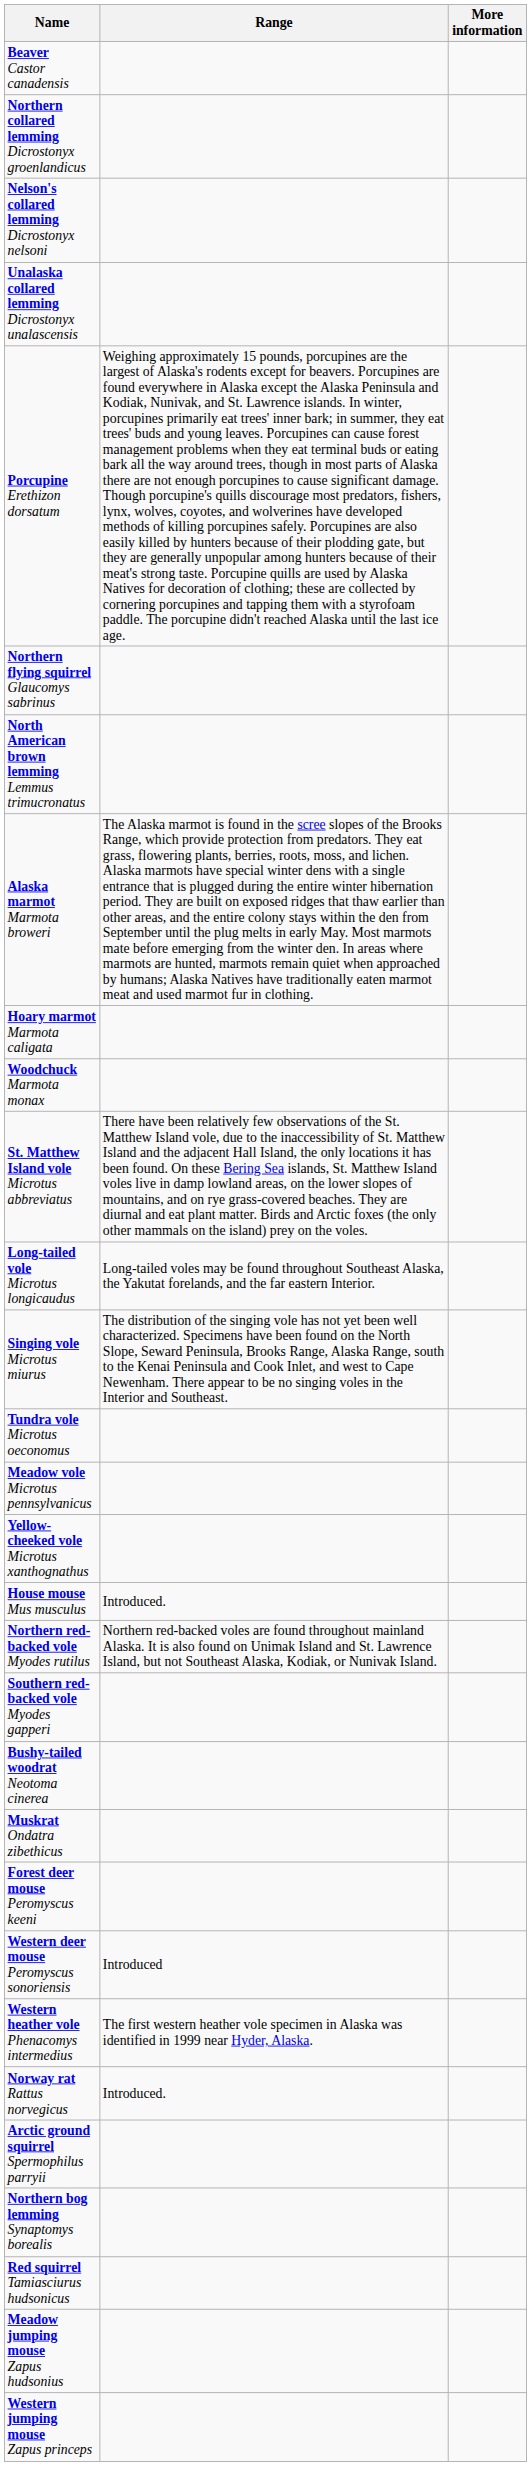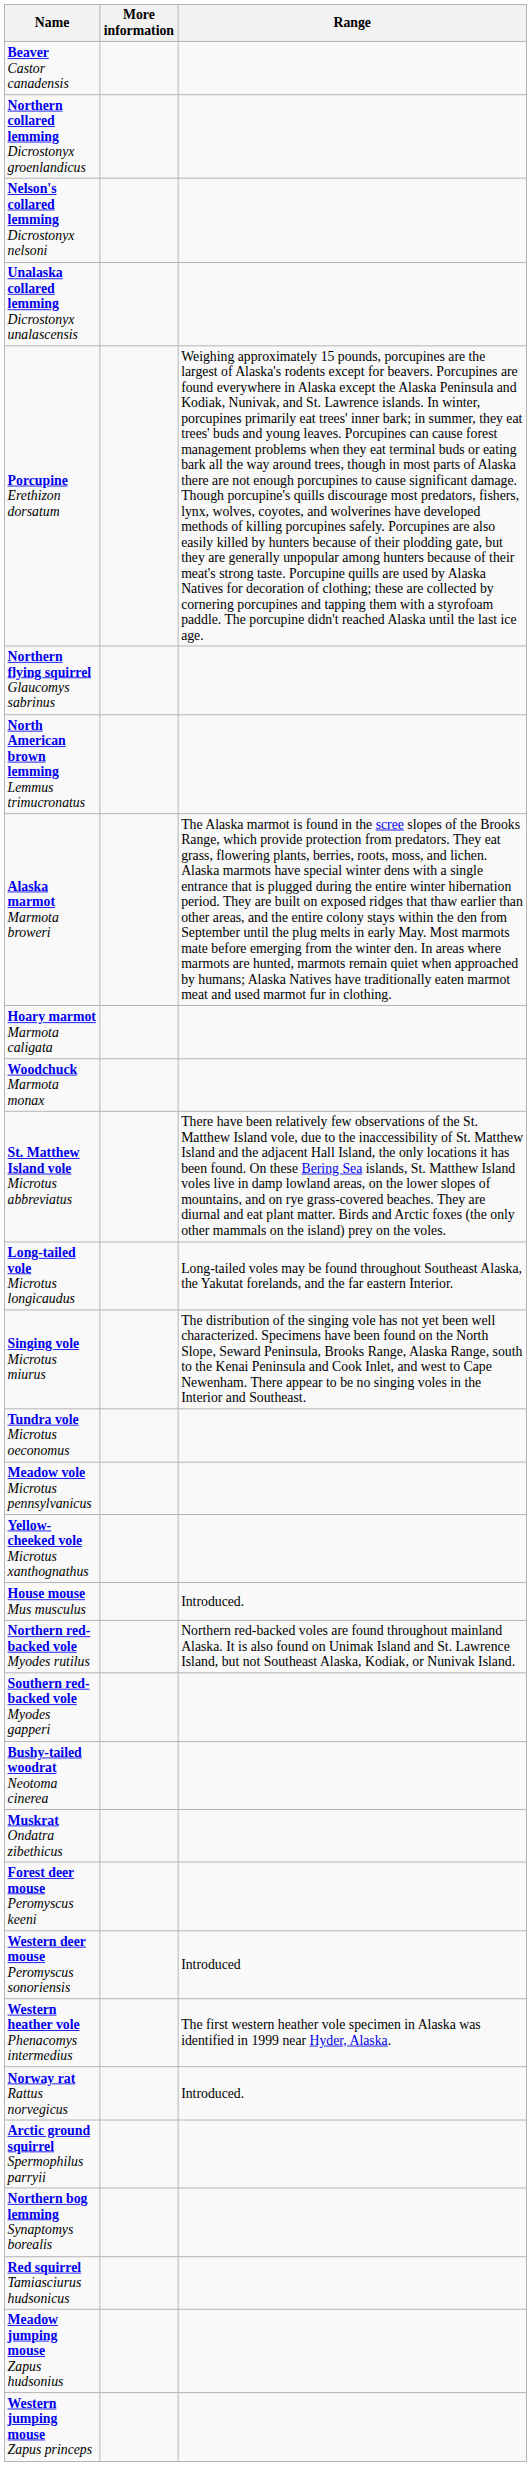columns swapped: (274, 23) <-> (487, 23)
